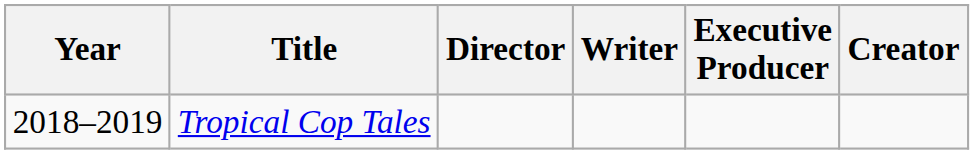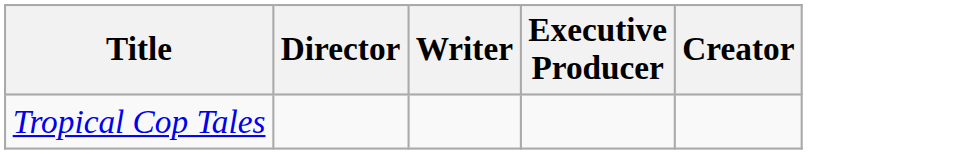- column: (88, 49)
